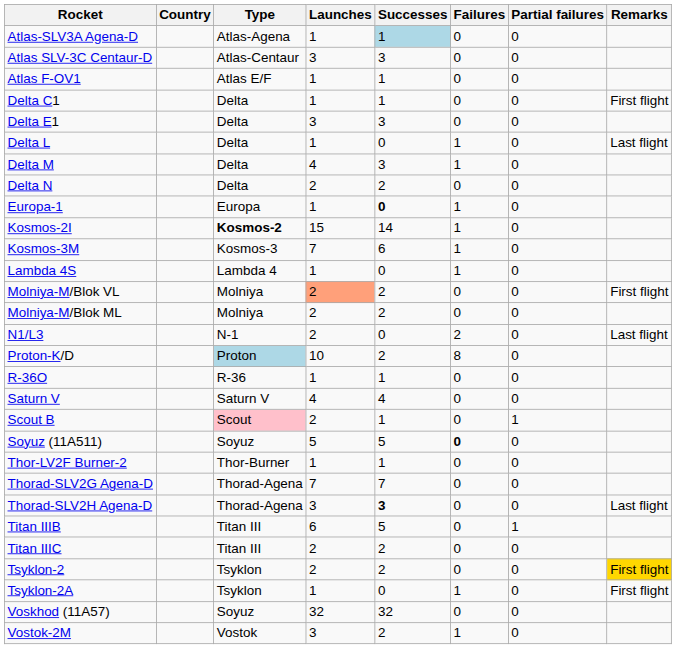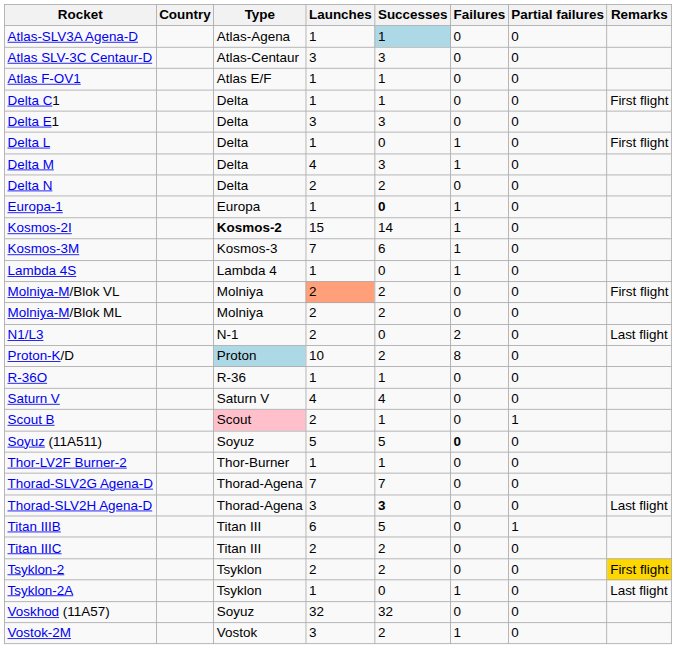(639, 143) Last flight -> (639, 143) First flight
(639, 590) First flight -> (639, 590) Last flight
